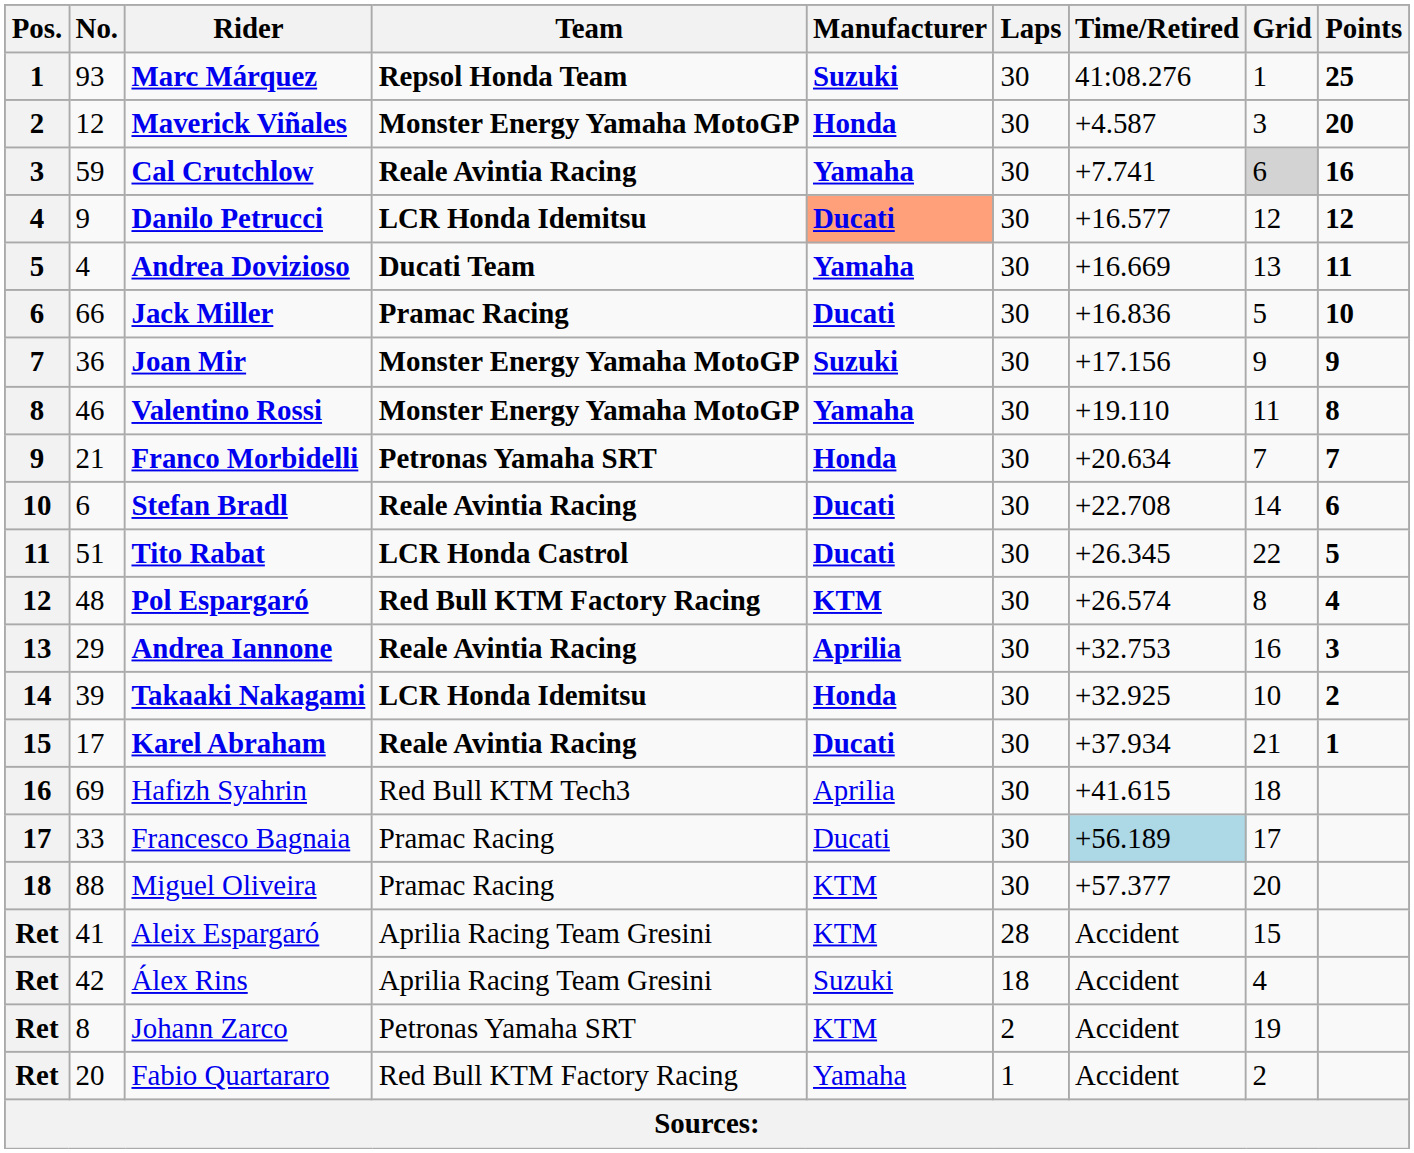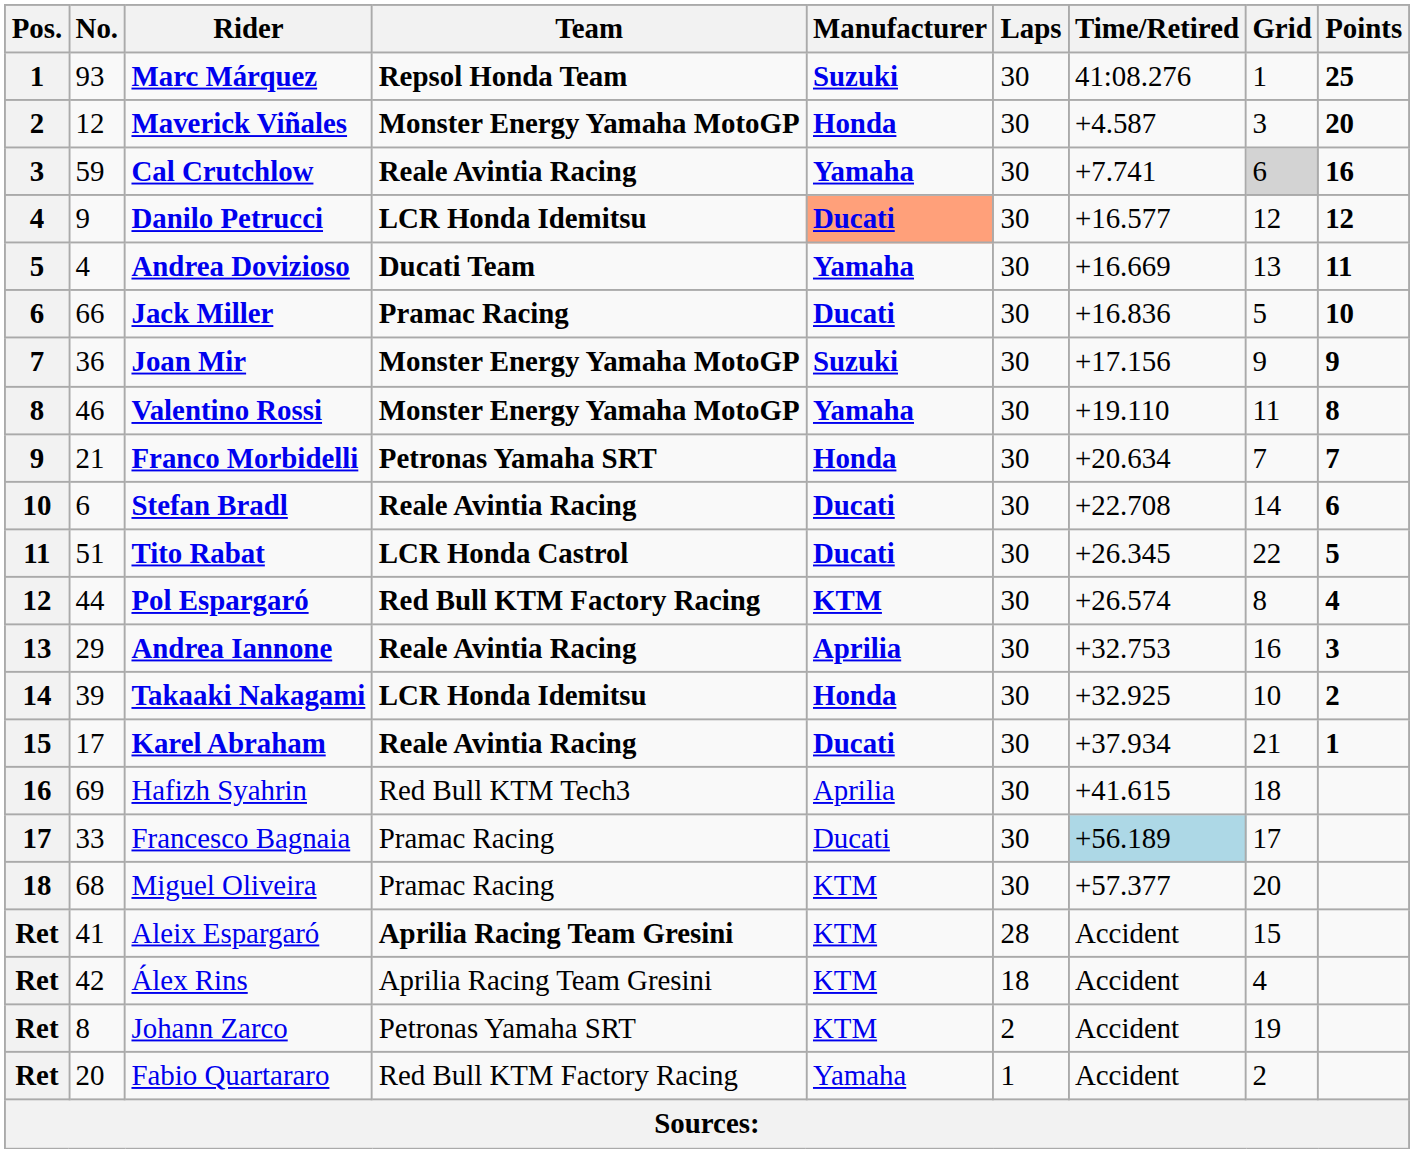(90, 599) 48 -> (90, 599) 44
(90, 885) 88 -> (90, 885) 68
(545, 933) normal -> (556, 933) bold
(853, 980) Suzuki -> (845, 980) KTM
